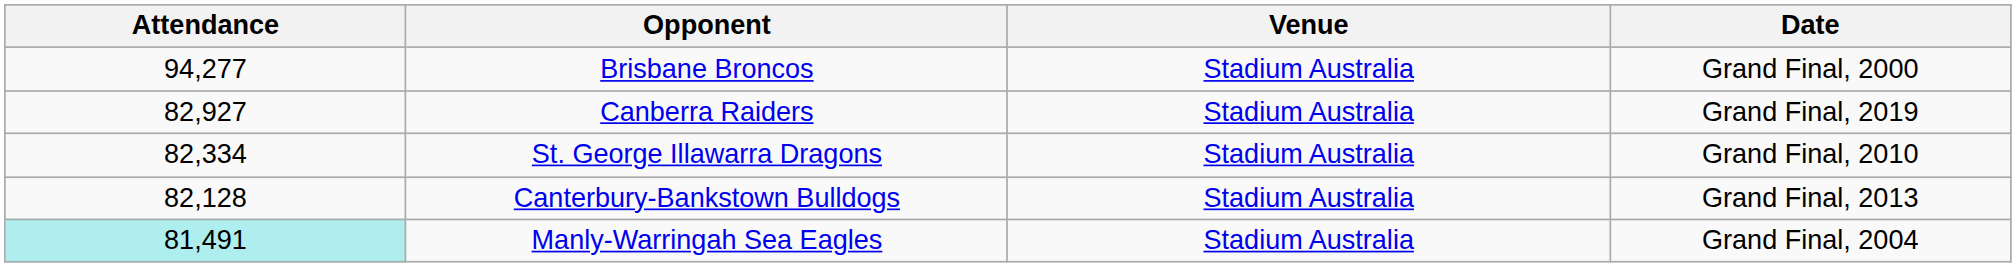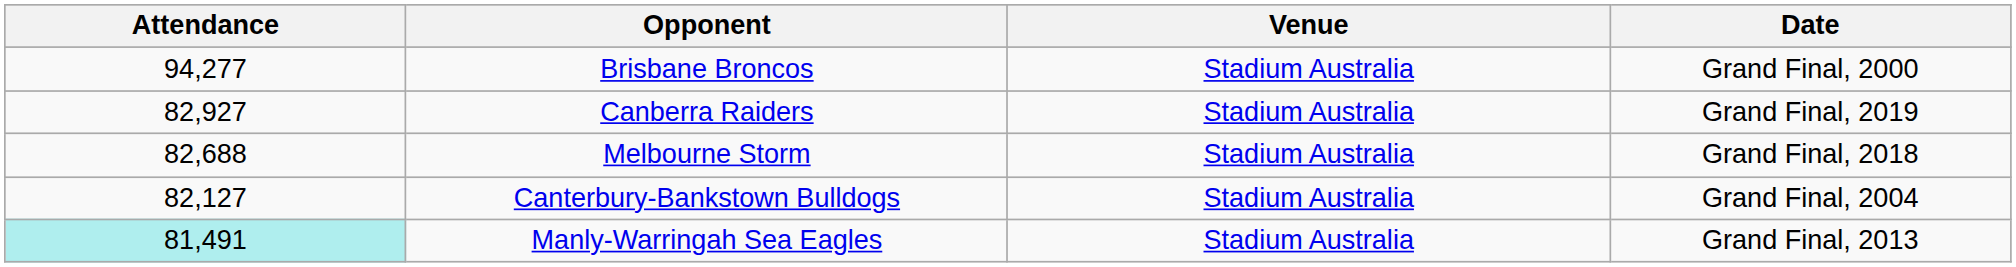+ row: (707, 154)
- row: (707, 154)
(205, 197) 82,128 -> (205, 197) 82,127
(1810, 197) Grand Final, 2013 -> (1810, 197) Grand Final, 2004
(1810, 240) Grand Final, 2004 -> (1810, 240) Grand Final, 2013
